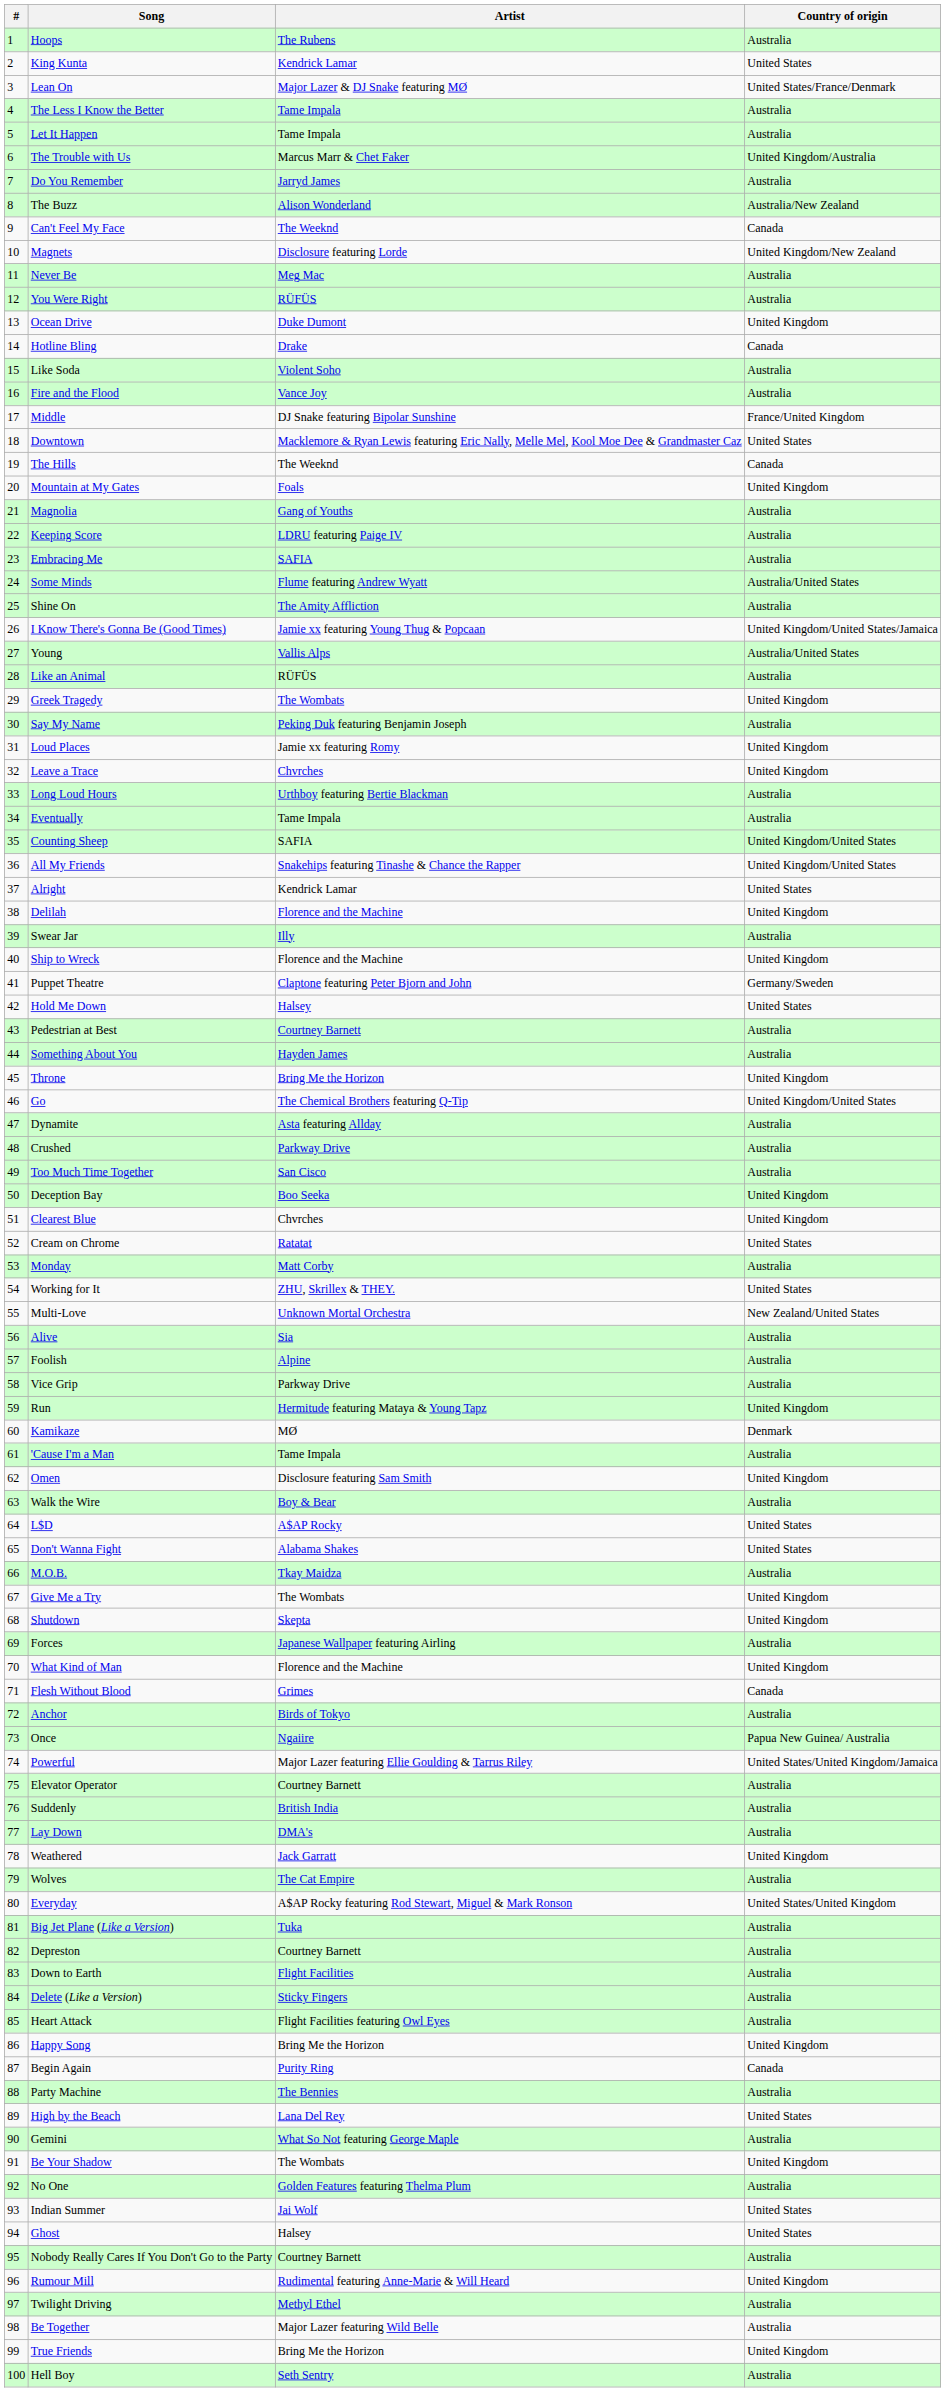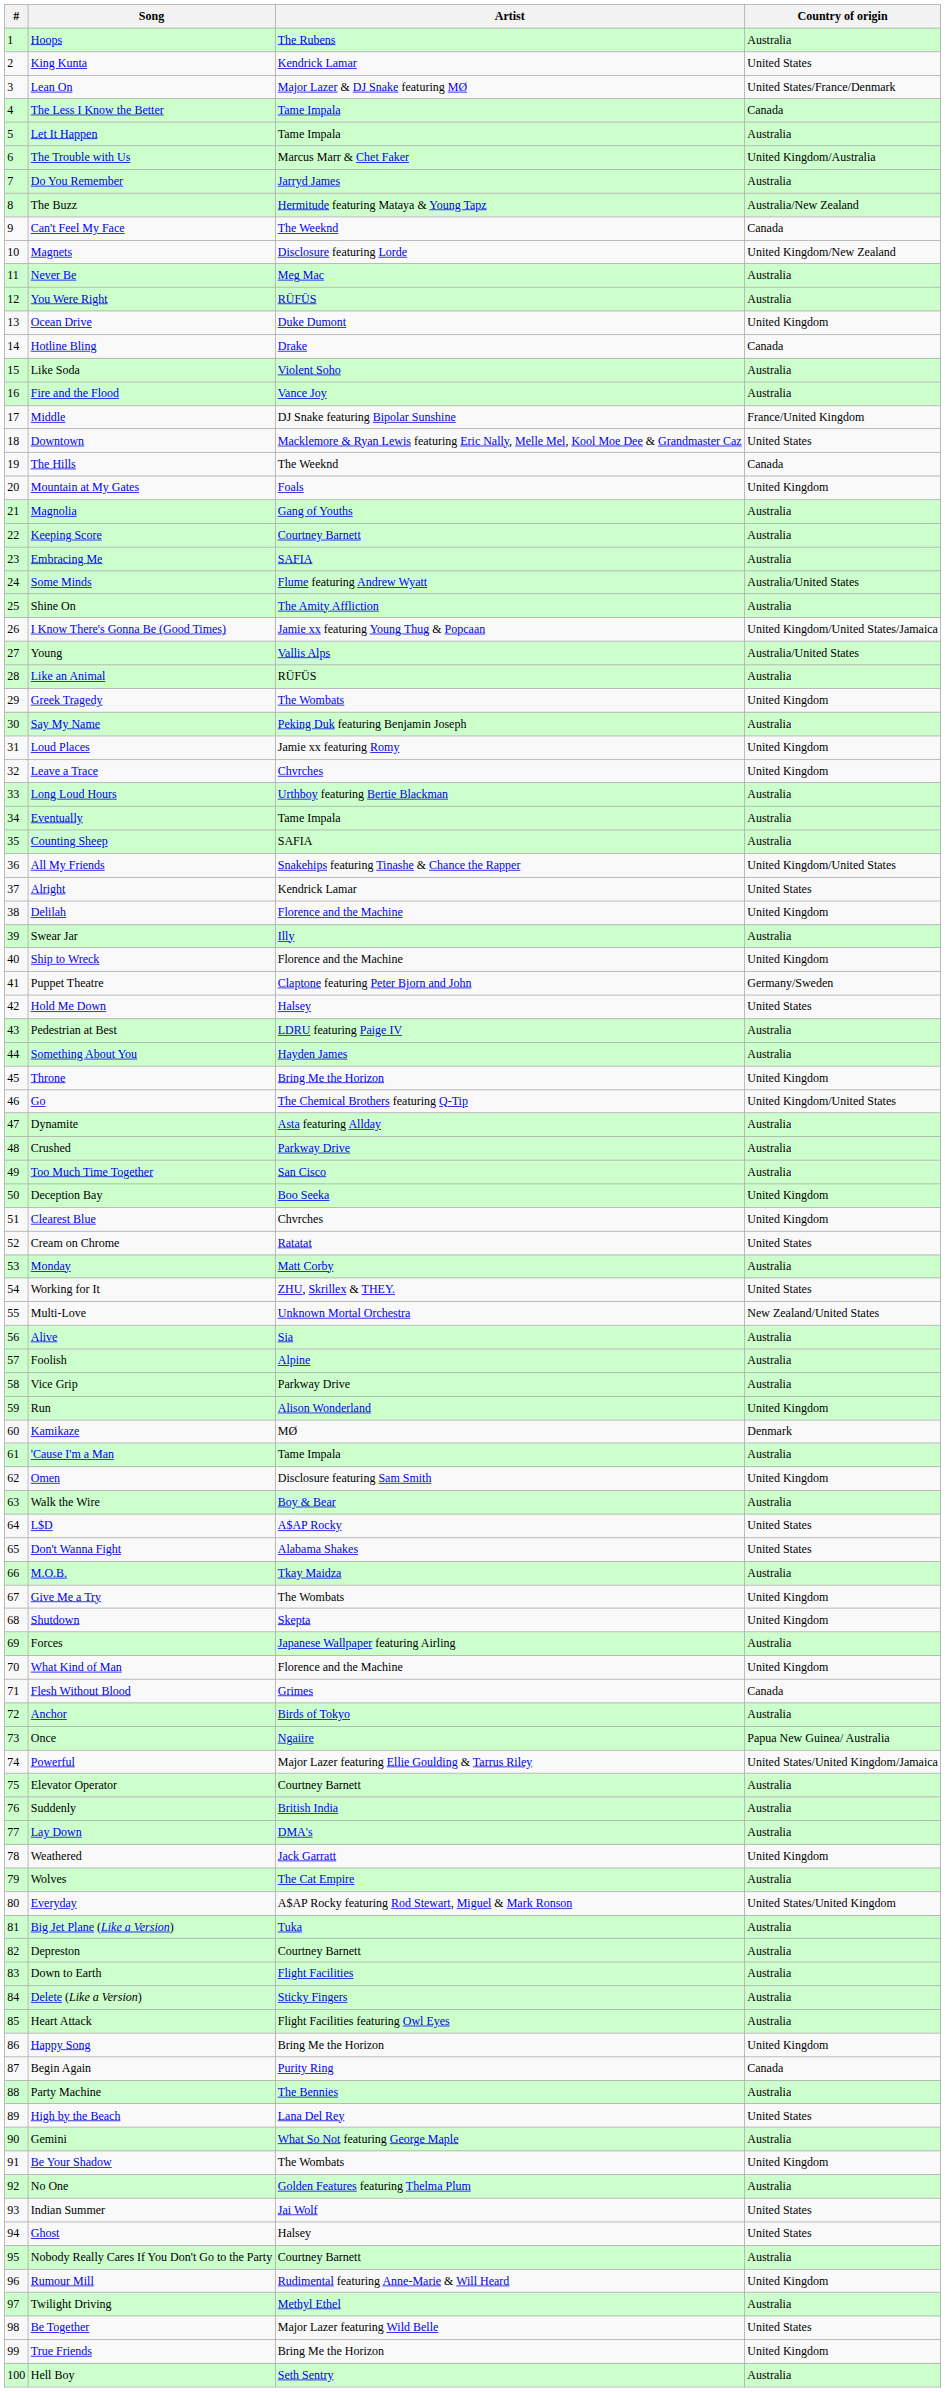(769, 110) Australia -> (765, 110) Canada
(324, 204) Alison Wonderland -> (382, 204) Hermitude featuring Mataya & Young Tapz
(340, 535) LDRU featuring Paige IV -> (319, 535) Courtney Barnett
(822, 841) United Kingdom/United States -> (769, 841) Australia
(319, 1030) Courtney Barnett -> (340, 1030) LDRU featuring Paige IV
(382, 1407) Hermitude featuring Mataya & Young Tapz -> (324, 1407) Alison Wonderland
(769, 2327) Australia -> (779, 2327) United States
